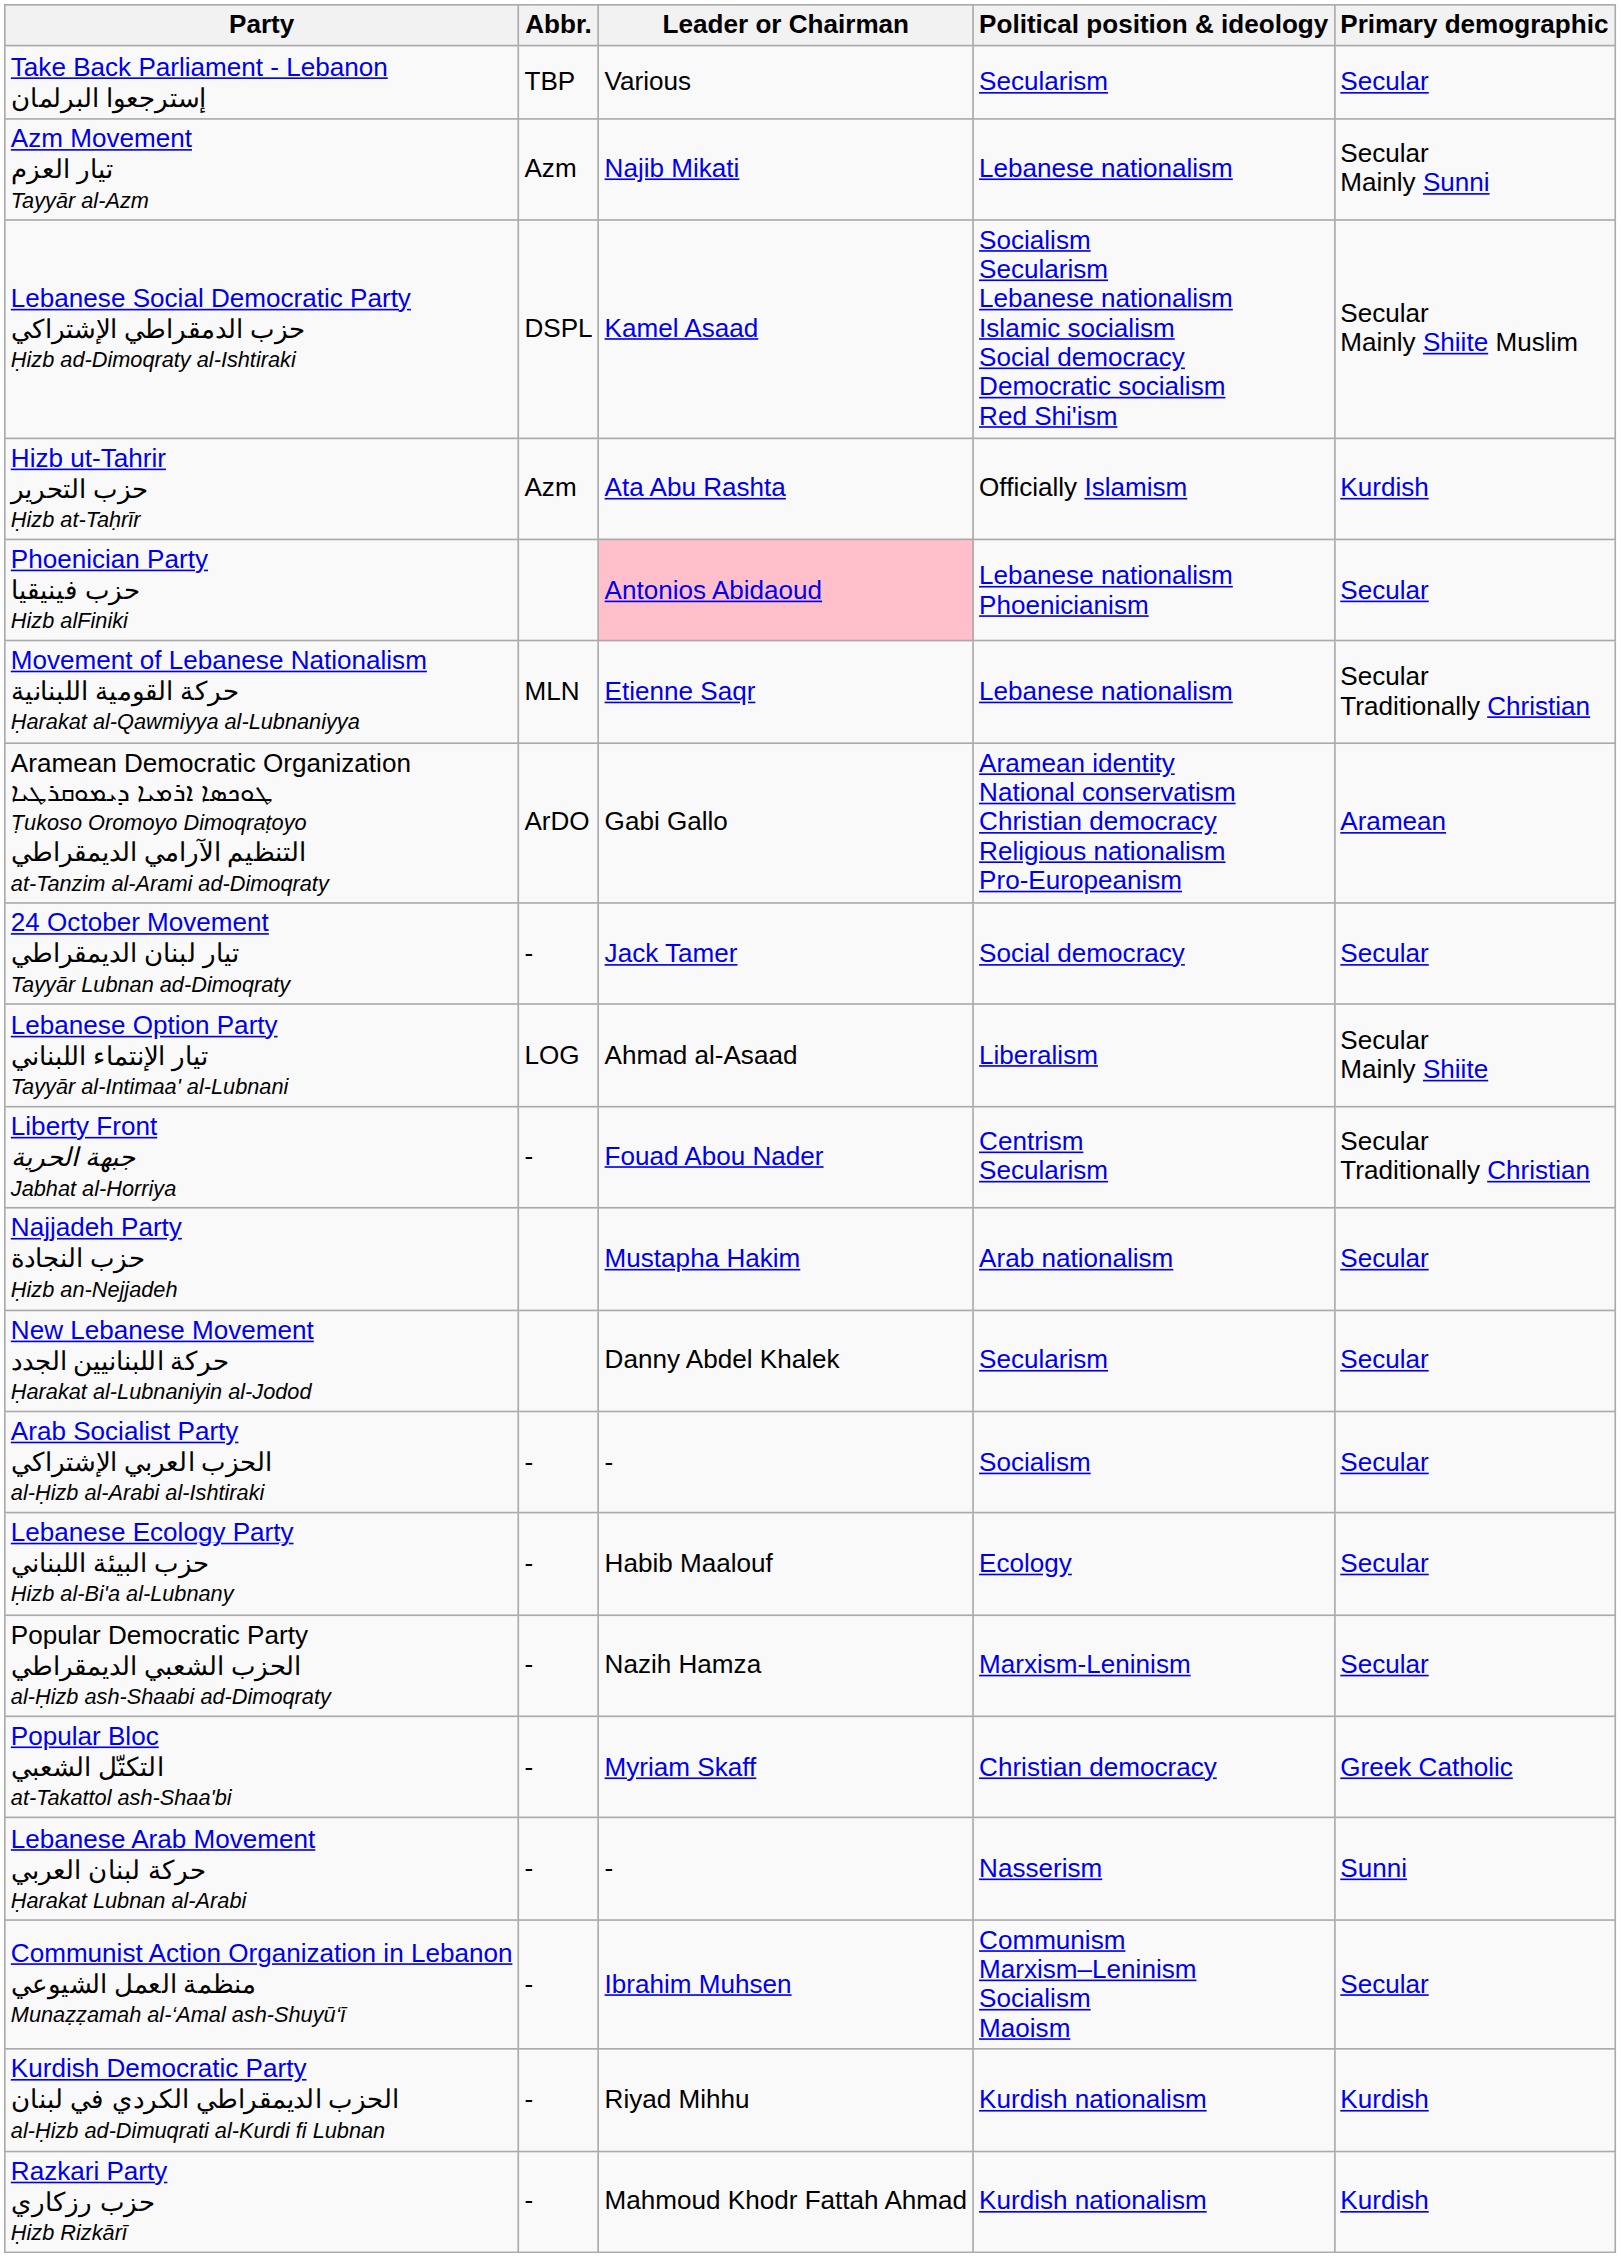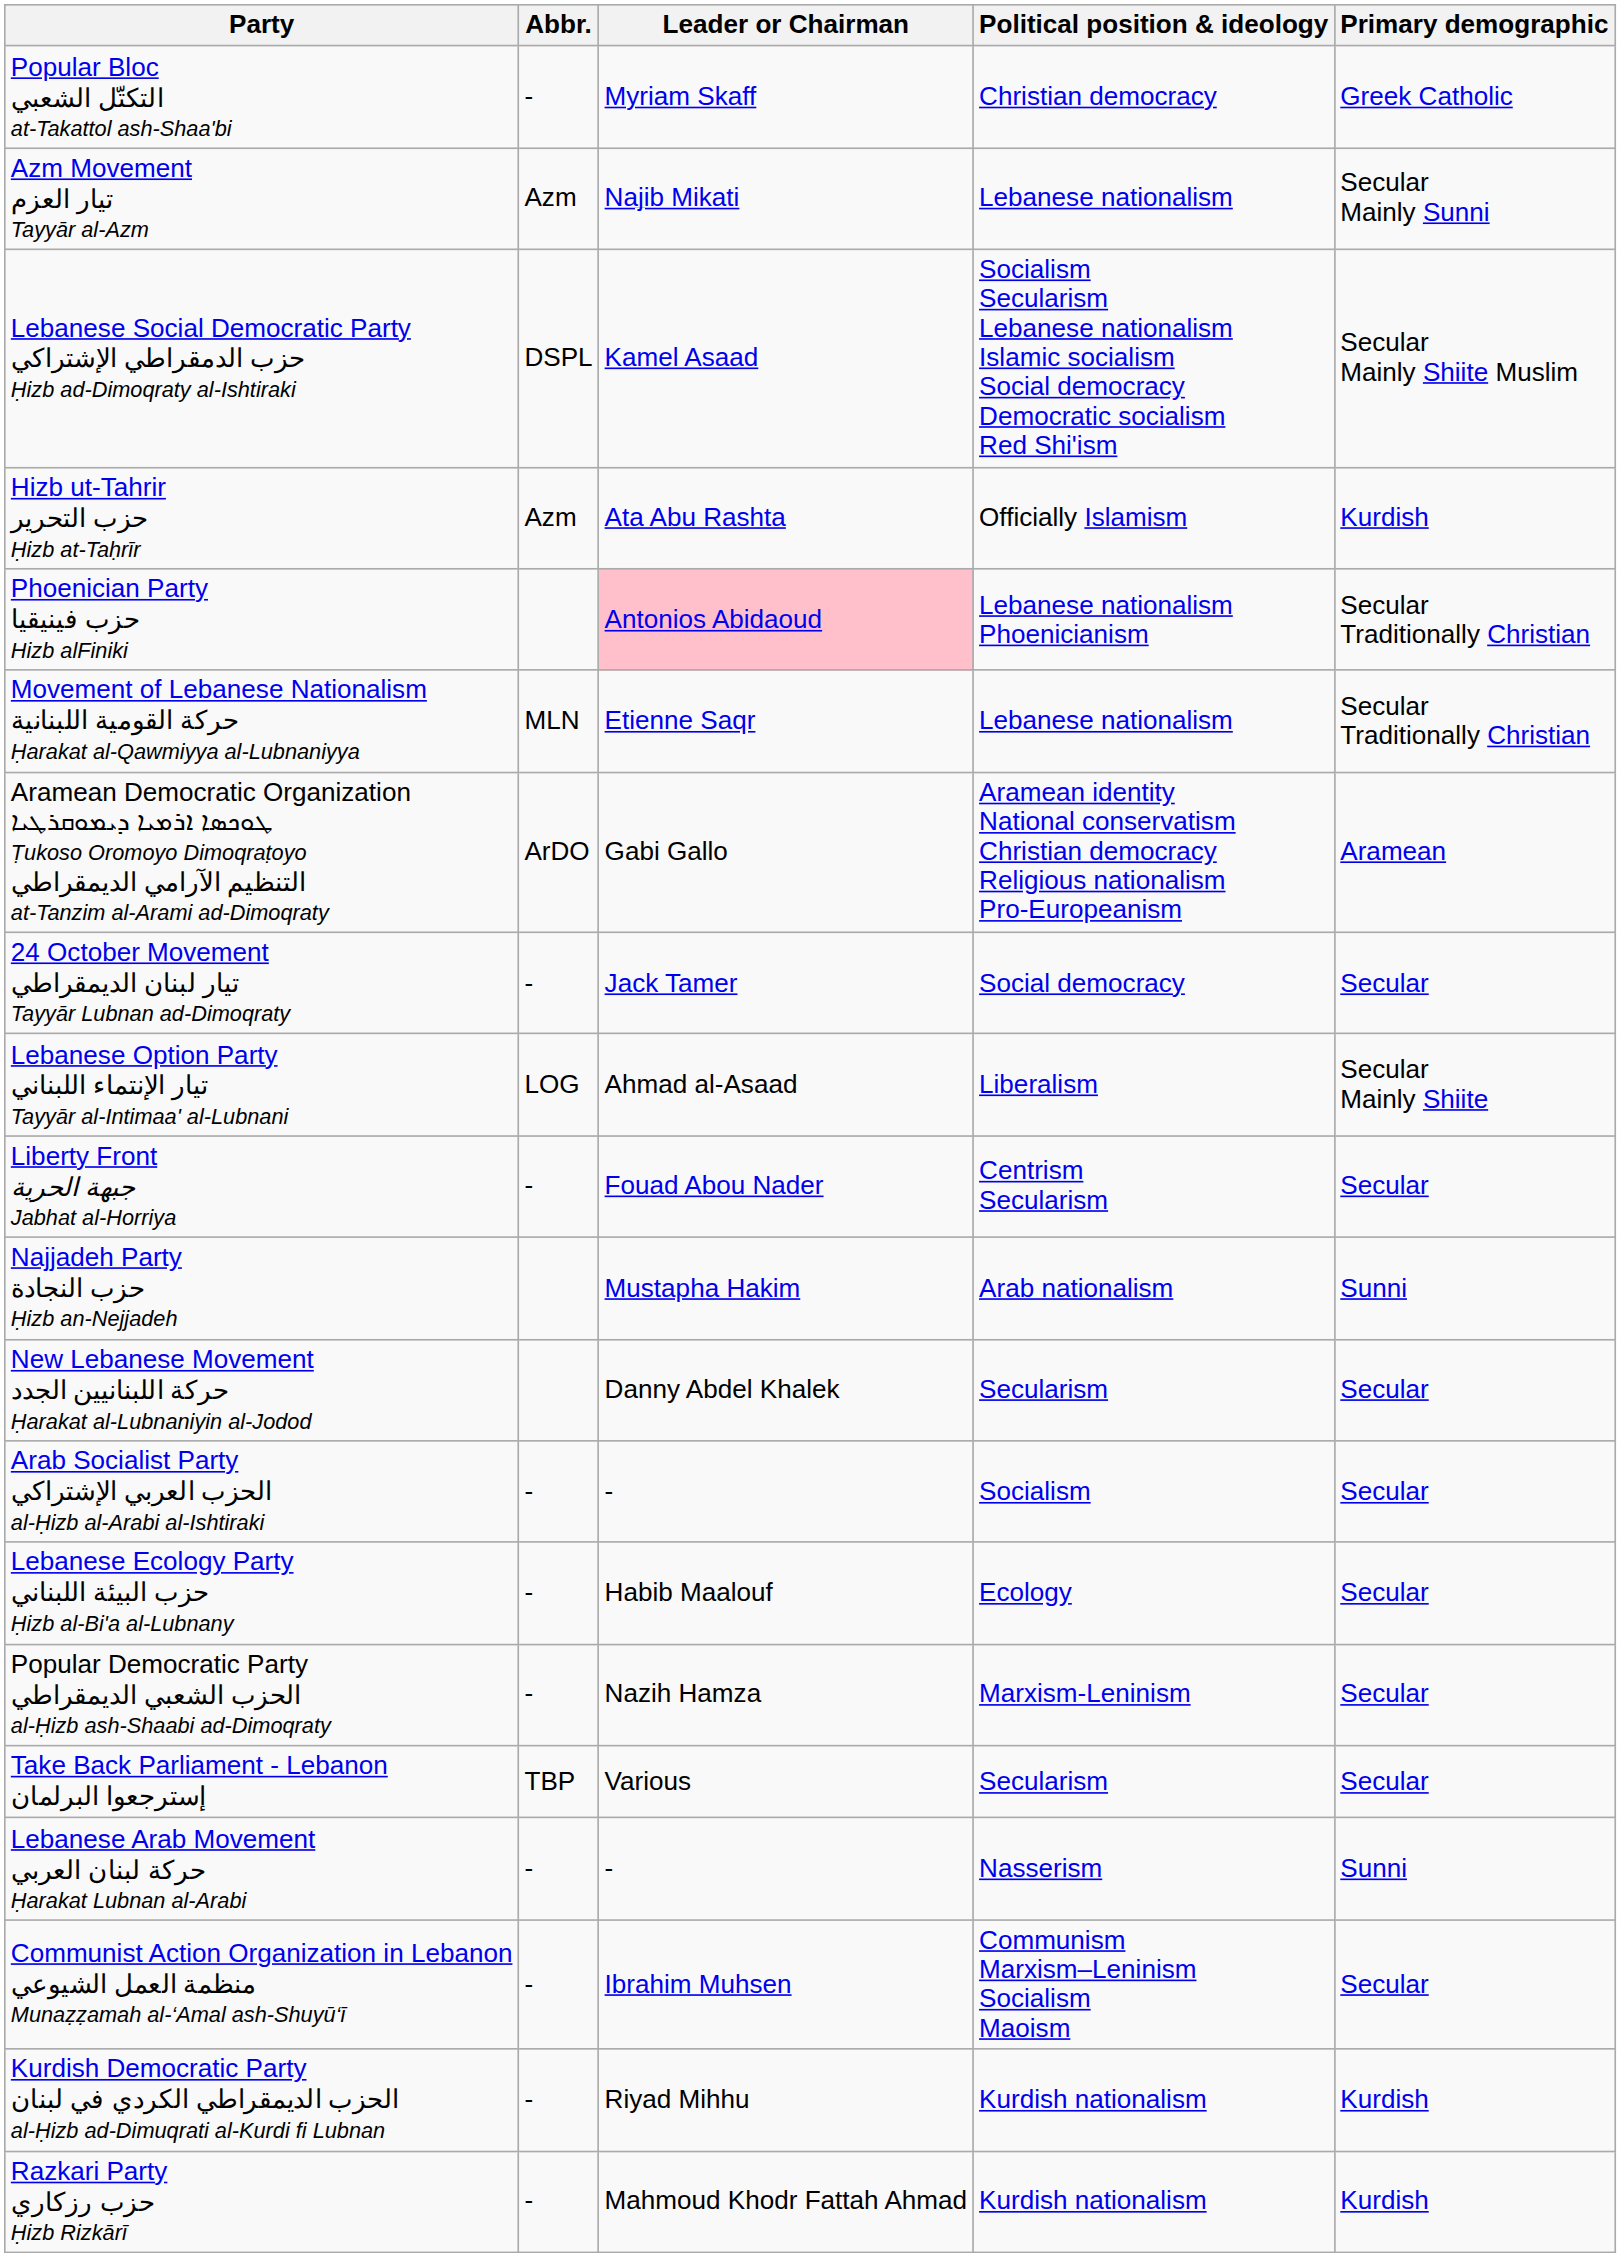rows swapped: (121, 1766) <-> (199, 82)
(1385, 589) Secular -> (1465, 619) Secular Traditionally Christian
(1465, 1156) Secular Traditionally Christian -> (1385, 1186) Secular
(1385, 1258) Secular -> (1374, 1287) Sunni
